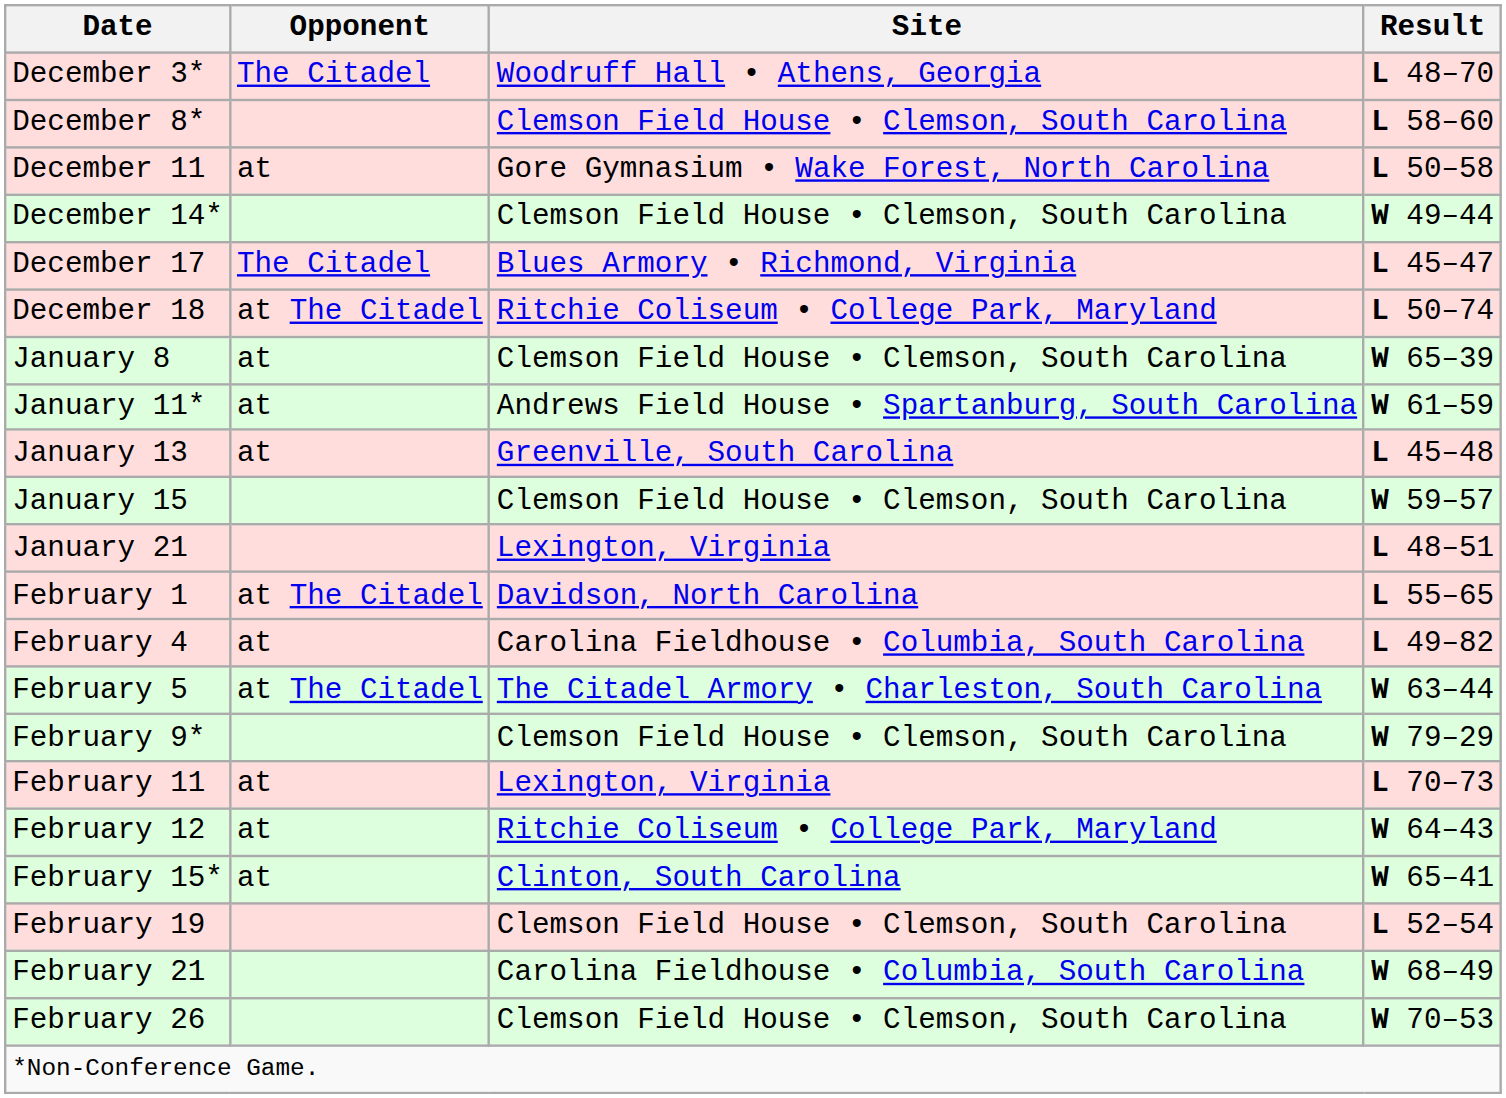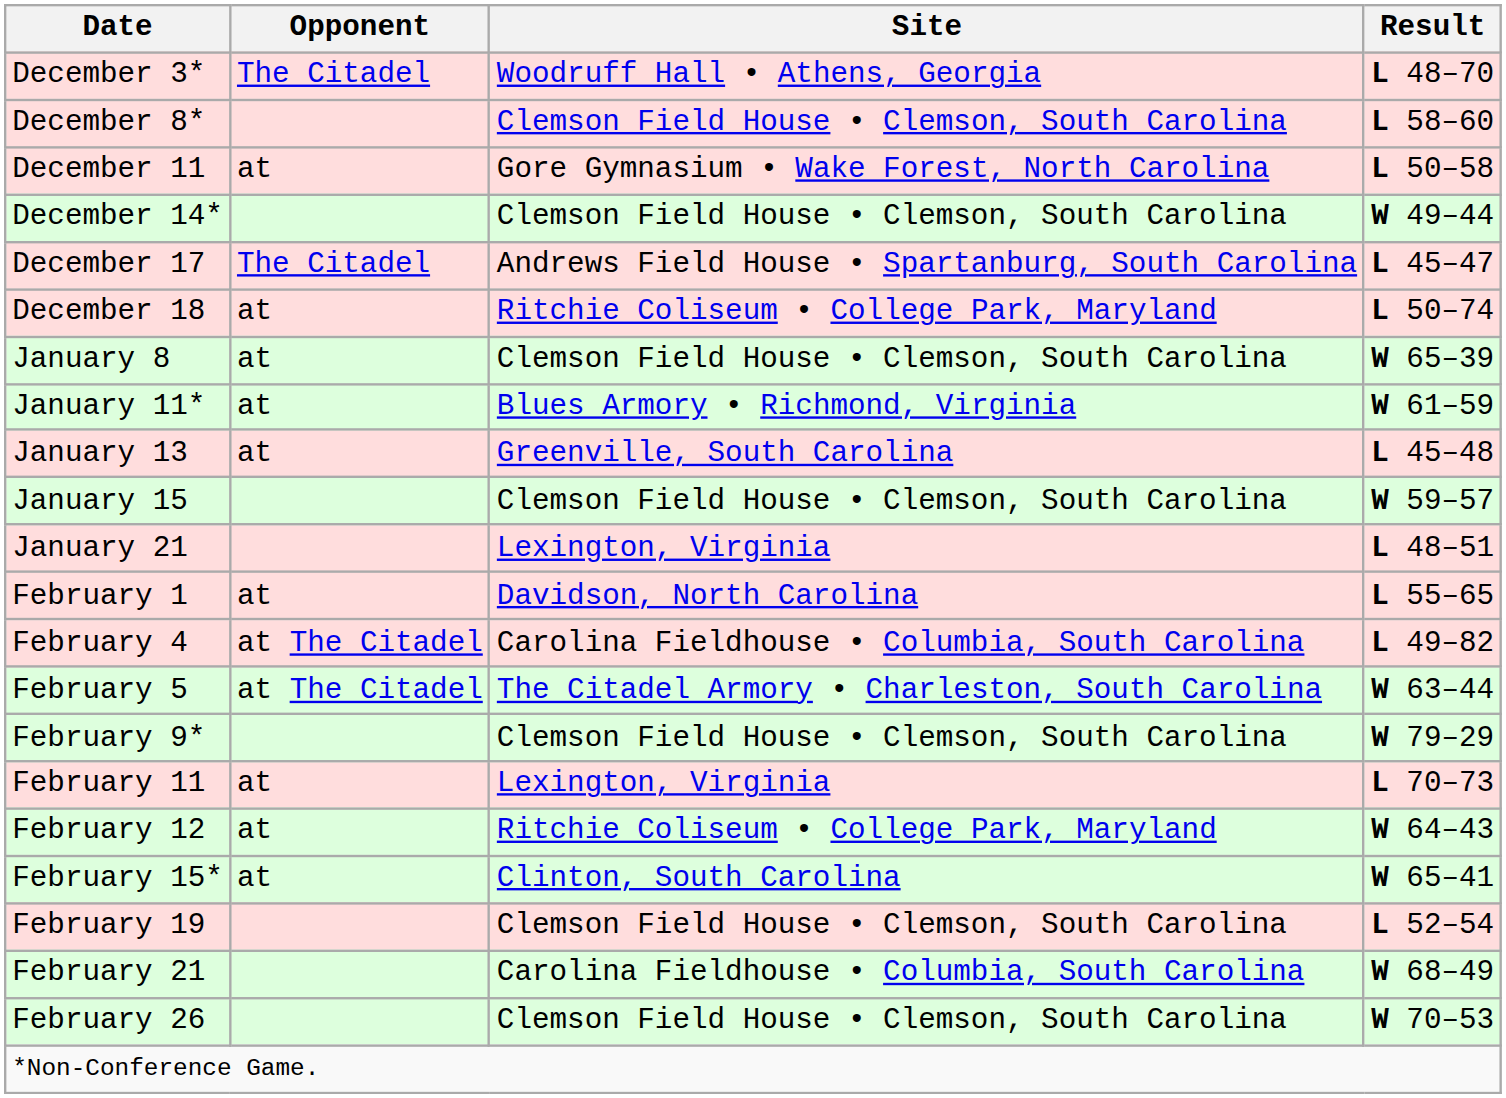(787, 265) Blues Armory • Richmond, Virginia -> (927, 265) Andrews Field House • Spartanburg, South Carolina
(360, 313) at The Citadel -> (255, 313) at
(927, 407) Andrews Field House • Spartanburg, South Carolina -> (787, 407) Blues Armory • Richmond, Virginia
(360, 596) at The Citadel -> (255, 596) at
(255, 643) at -> (360, 643) at The Citadel
